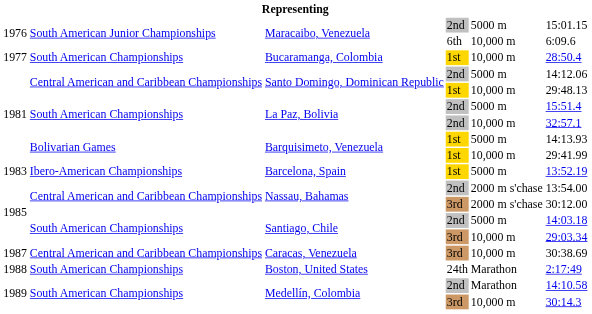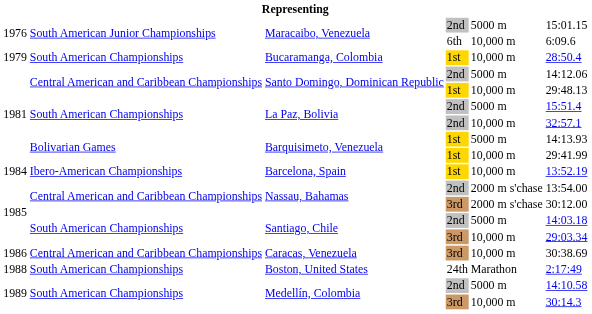(15, 57) 1977 -> (15, 57) 1979
(15, 171) 1983 -> (15, 171) 1984
(489, 171) 5000 m -> (493, 171) 10,000 m
(15, 253) 1987 -> (15, 253) 1986
(494, 285) Marathon -> (489, 285) 5000 m
